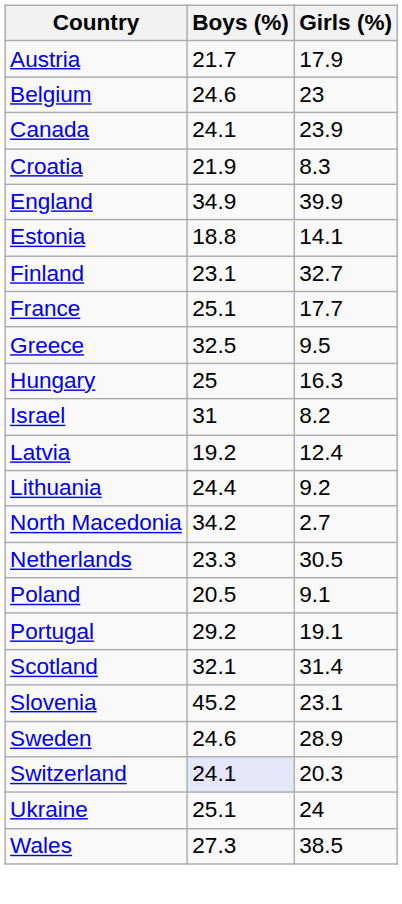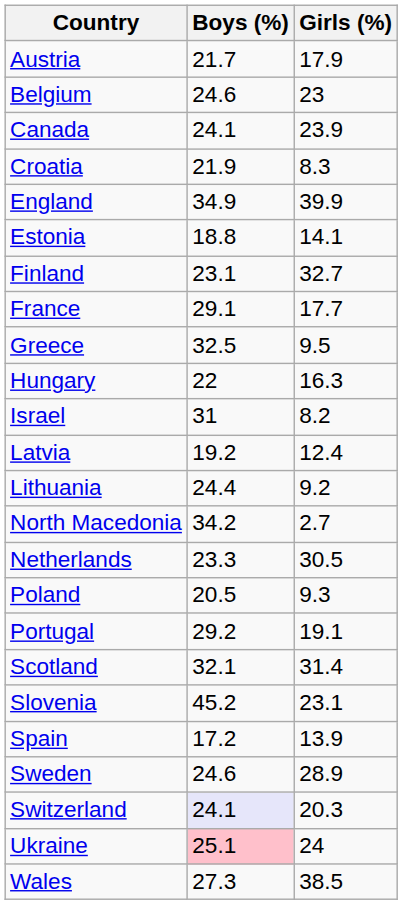(214, 309) 25.1 -> (214, 309) 29.1
(205, 380) 25 -> (205, 380) 22
(315, 595) 9.1 -> (315, 595) 9.3
+ row: (39, 738)
(214, 810) no background -> (214, 845) pink background
